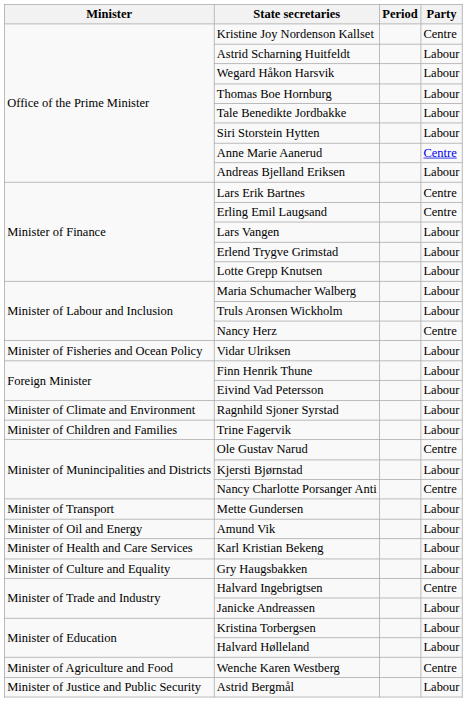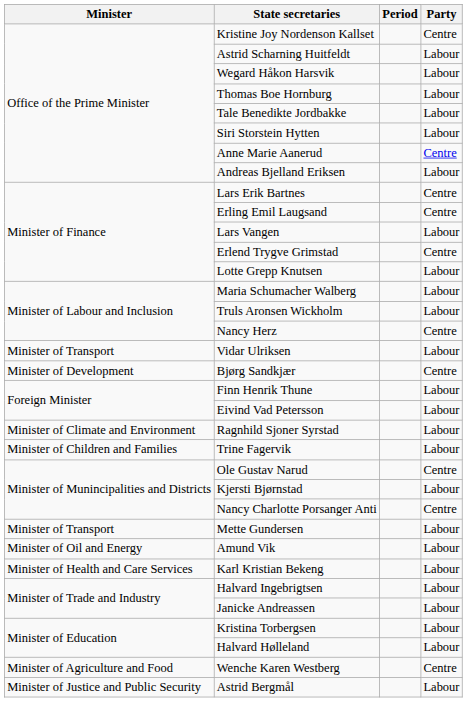(441, 251) Labour -> (440, 251) Centre
(105, 350) Minister of Fisheries and Ocean Policy -> (61, 350) Minister of Transport
+ row: (256, 370)
- row: (262, 568)
(440, 588) Centre -> (441, 588) Labour
